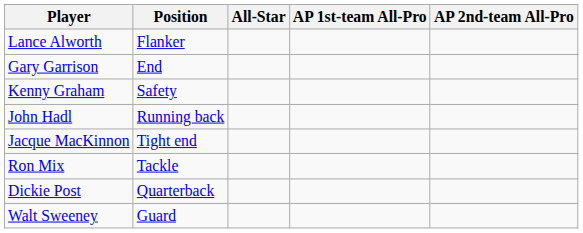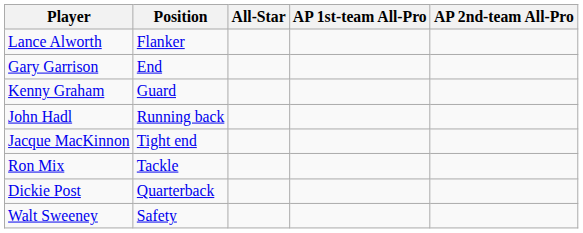(157, 91) Safety -> (156, 91) Guard
(156, 215) Guard -> (157, 215) Safety
